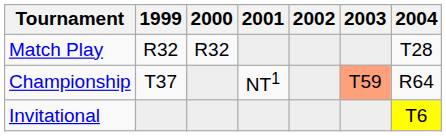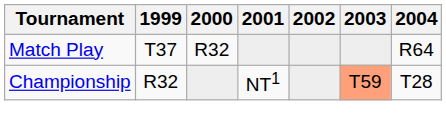(161, 49) R32 -> (161, 49) T37
(416, 49) T28 -> (416, 49) R64
(161, 82) T37 -> (161, 82) R32
(416, 82) R64 -> (416, 82) T28
- row: (55, 115)
